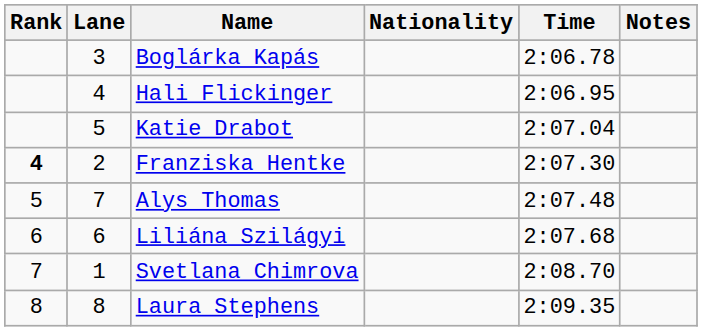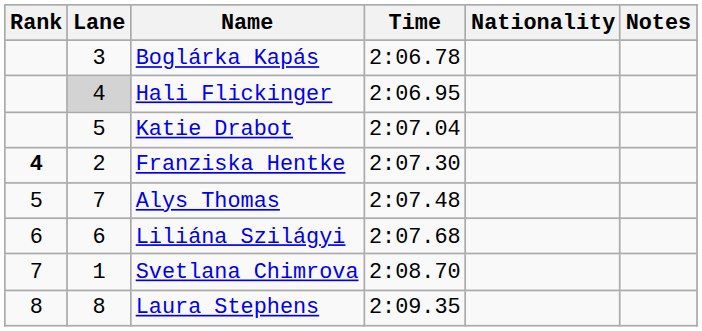columns swapped: (441, 23) <-> (569, 23)
(99, 94) no background -> (99, 94) lightgrey background
